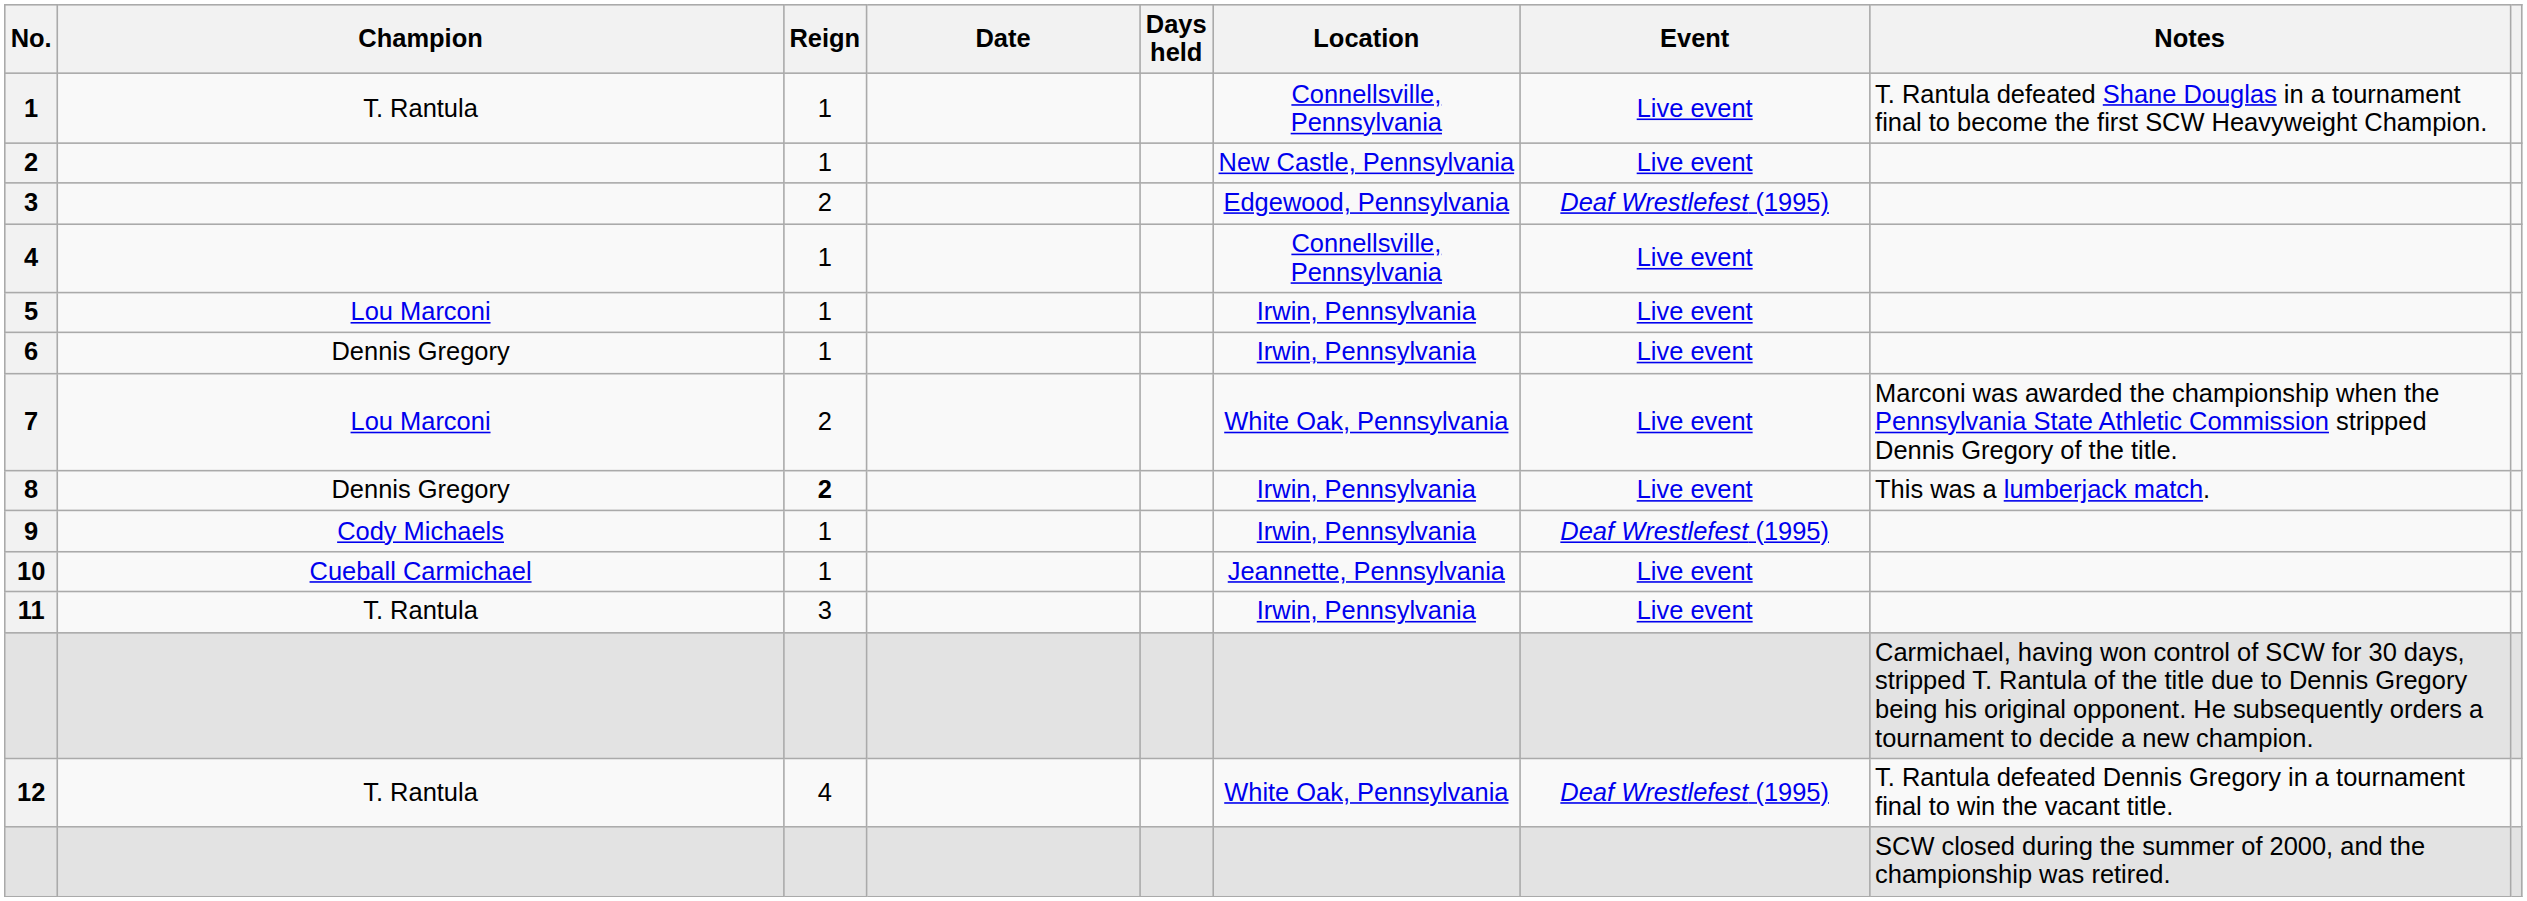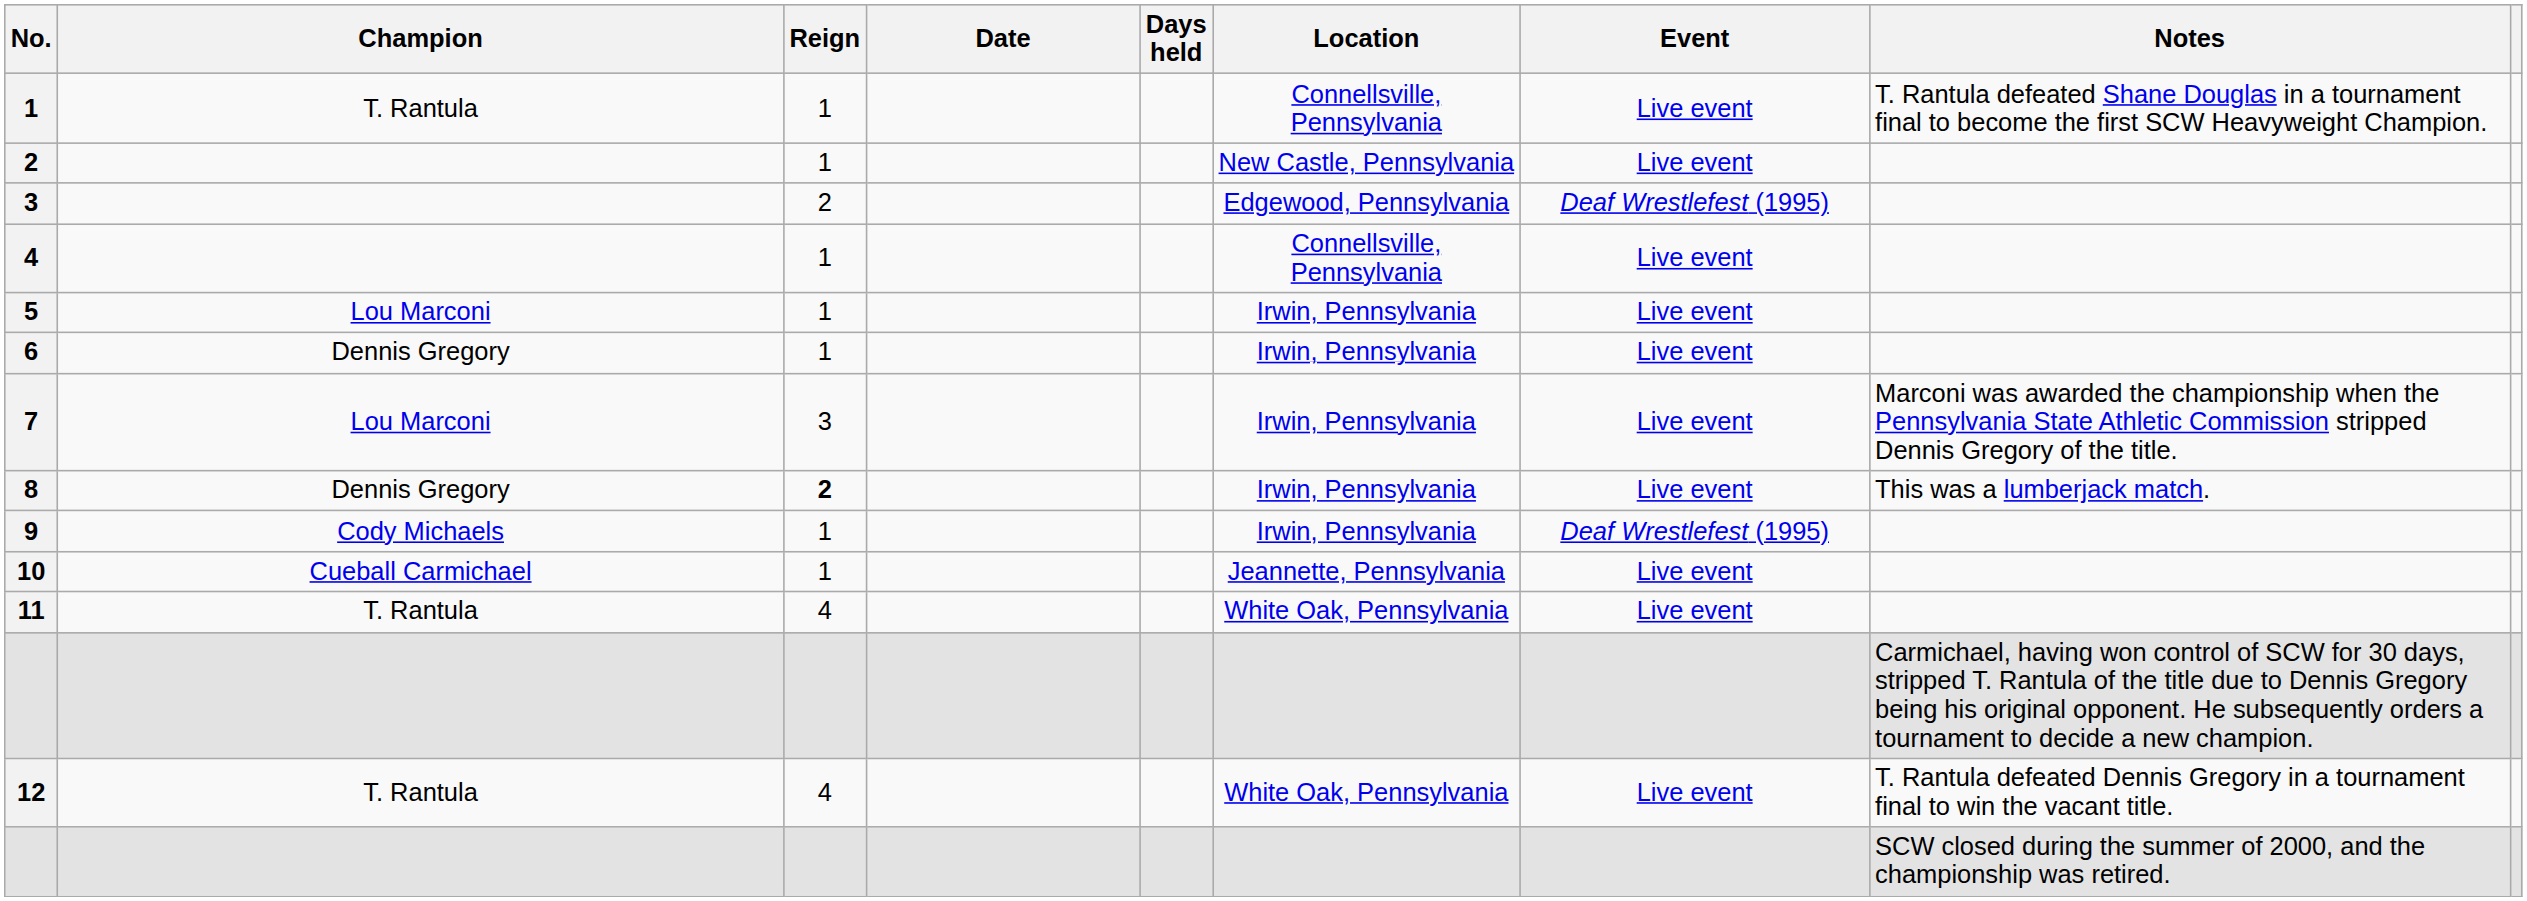(825, 421) 2 -> (825, 421) 3
(1366, 421) White Oak, Pennsylvania -> (1366, 421) Irwin, Pennsylvania
(825, 611) 3 -> (825, 611) 4
(1366, 611) Irwin, Pennsylvania -> (1366, 611) White Oak, Pennsylvania
(1695, 792) Deaf Wrestlefest (1995) -> (1695, 792) Live event
